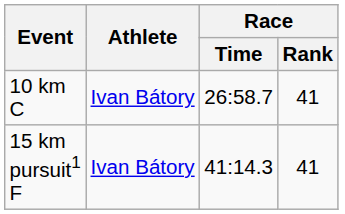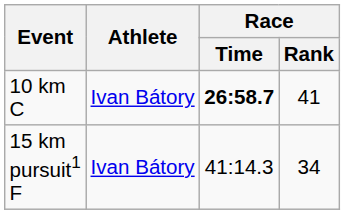(239, 98) normal -> (239, 98) bold
(308, 167) 41 -> (309, 167) 34
